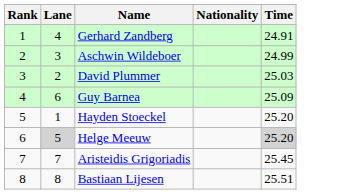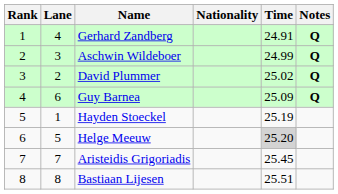+ column: (315, 14)
(279, 76) 25.03 -> (279, 76) 25.02
(279, 117) 25.20 -> (279, 117) 25.19
(58, 138) lightgrey background -> (58, 138) no background
